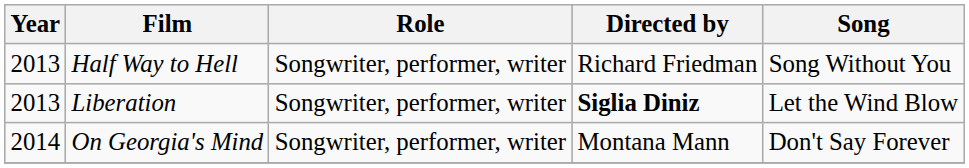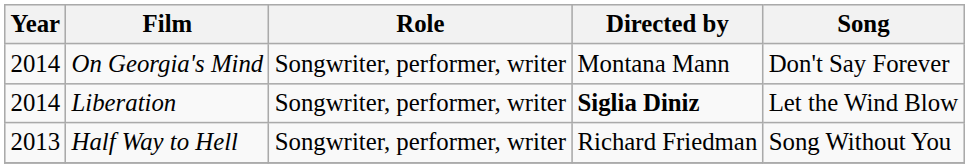rows swapped: (155, 63) <-> (167, 142)
(35, 102) 2013 -> (35, 102) 2014
